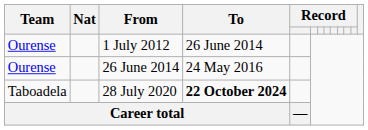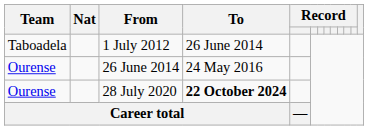(32, 45) Ourense -> (37, 45) Taboadela
(37, 91) Taboadela -> (32, 91) Ourense
